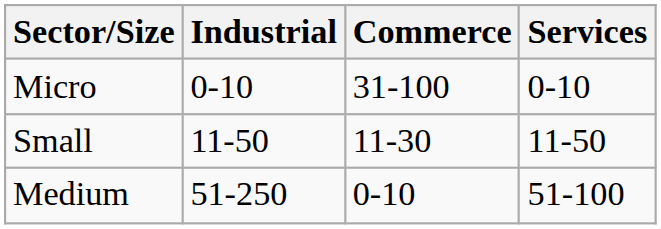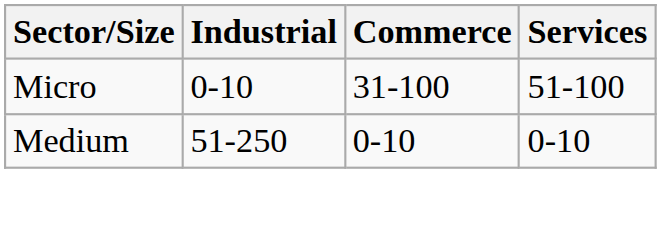(559, 85) 0-10 -> (576, 85) 51-100
- row: (53, 140)
(576, 194) 51-100 -> (559, 140) 0-10
